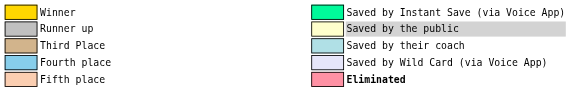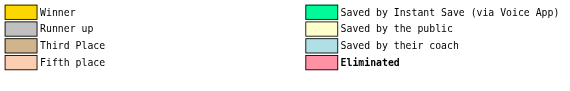(403, 29) lightgrey background -> (397, 29) no background
- row: (76, 63)
